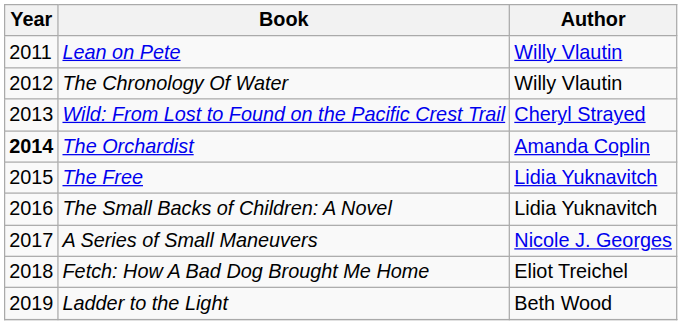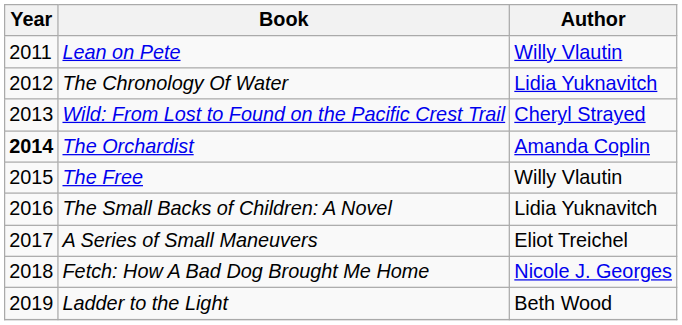(568, 83) Willy Vlautin -> (586, 83) Lidia Yuknavitch
(586, 177) Lidia Yuknavitch -> (568, 177) Willy Vlautin
(593, 240) Nicole J. Georges -> (571, 240) Eliot Treichel
(571, 271) Eliot Treichel -> (593, 271) Nicole J. Georges
